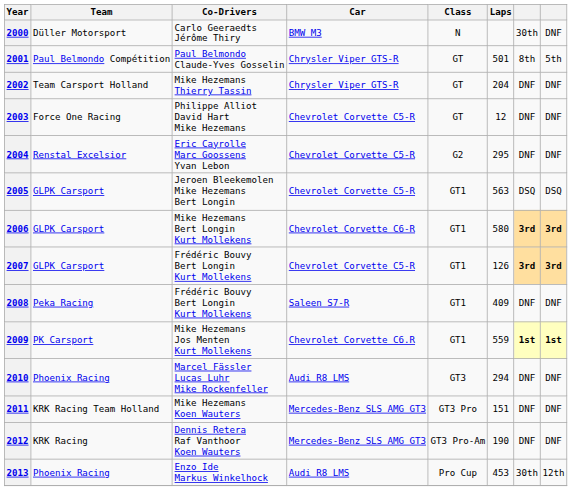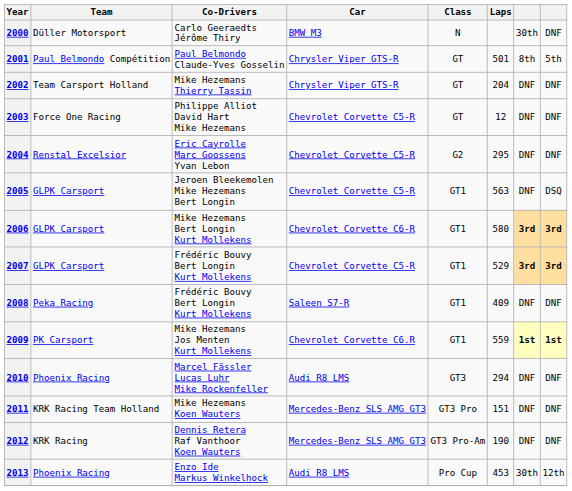(527, 191) DSQ -> (527, 191) DNF
(501, 265) 126 -> (501, 265) 529
